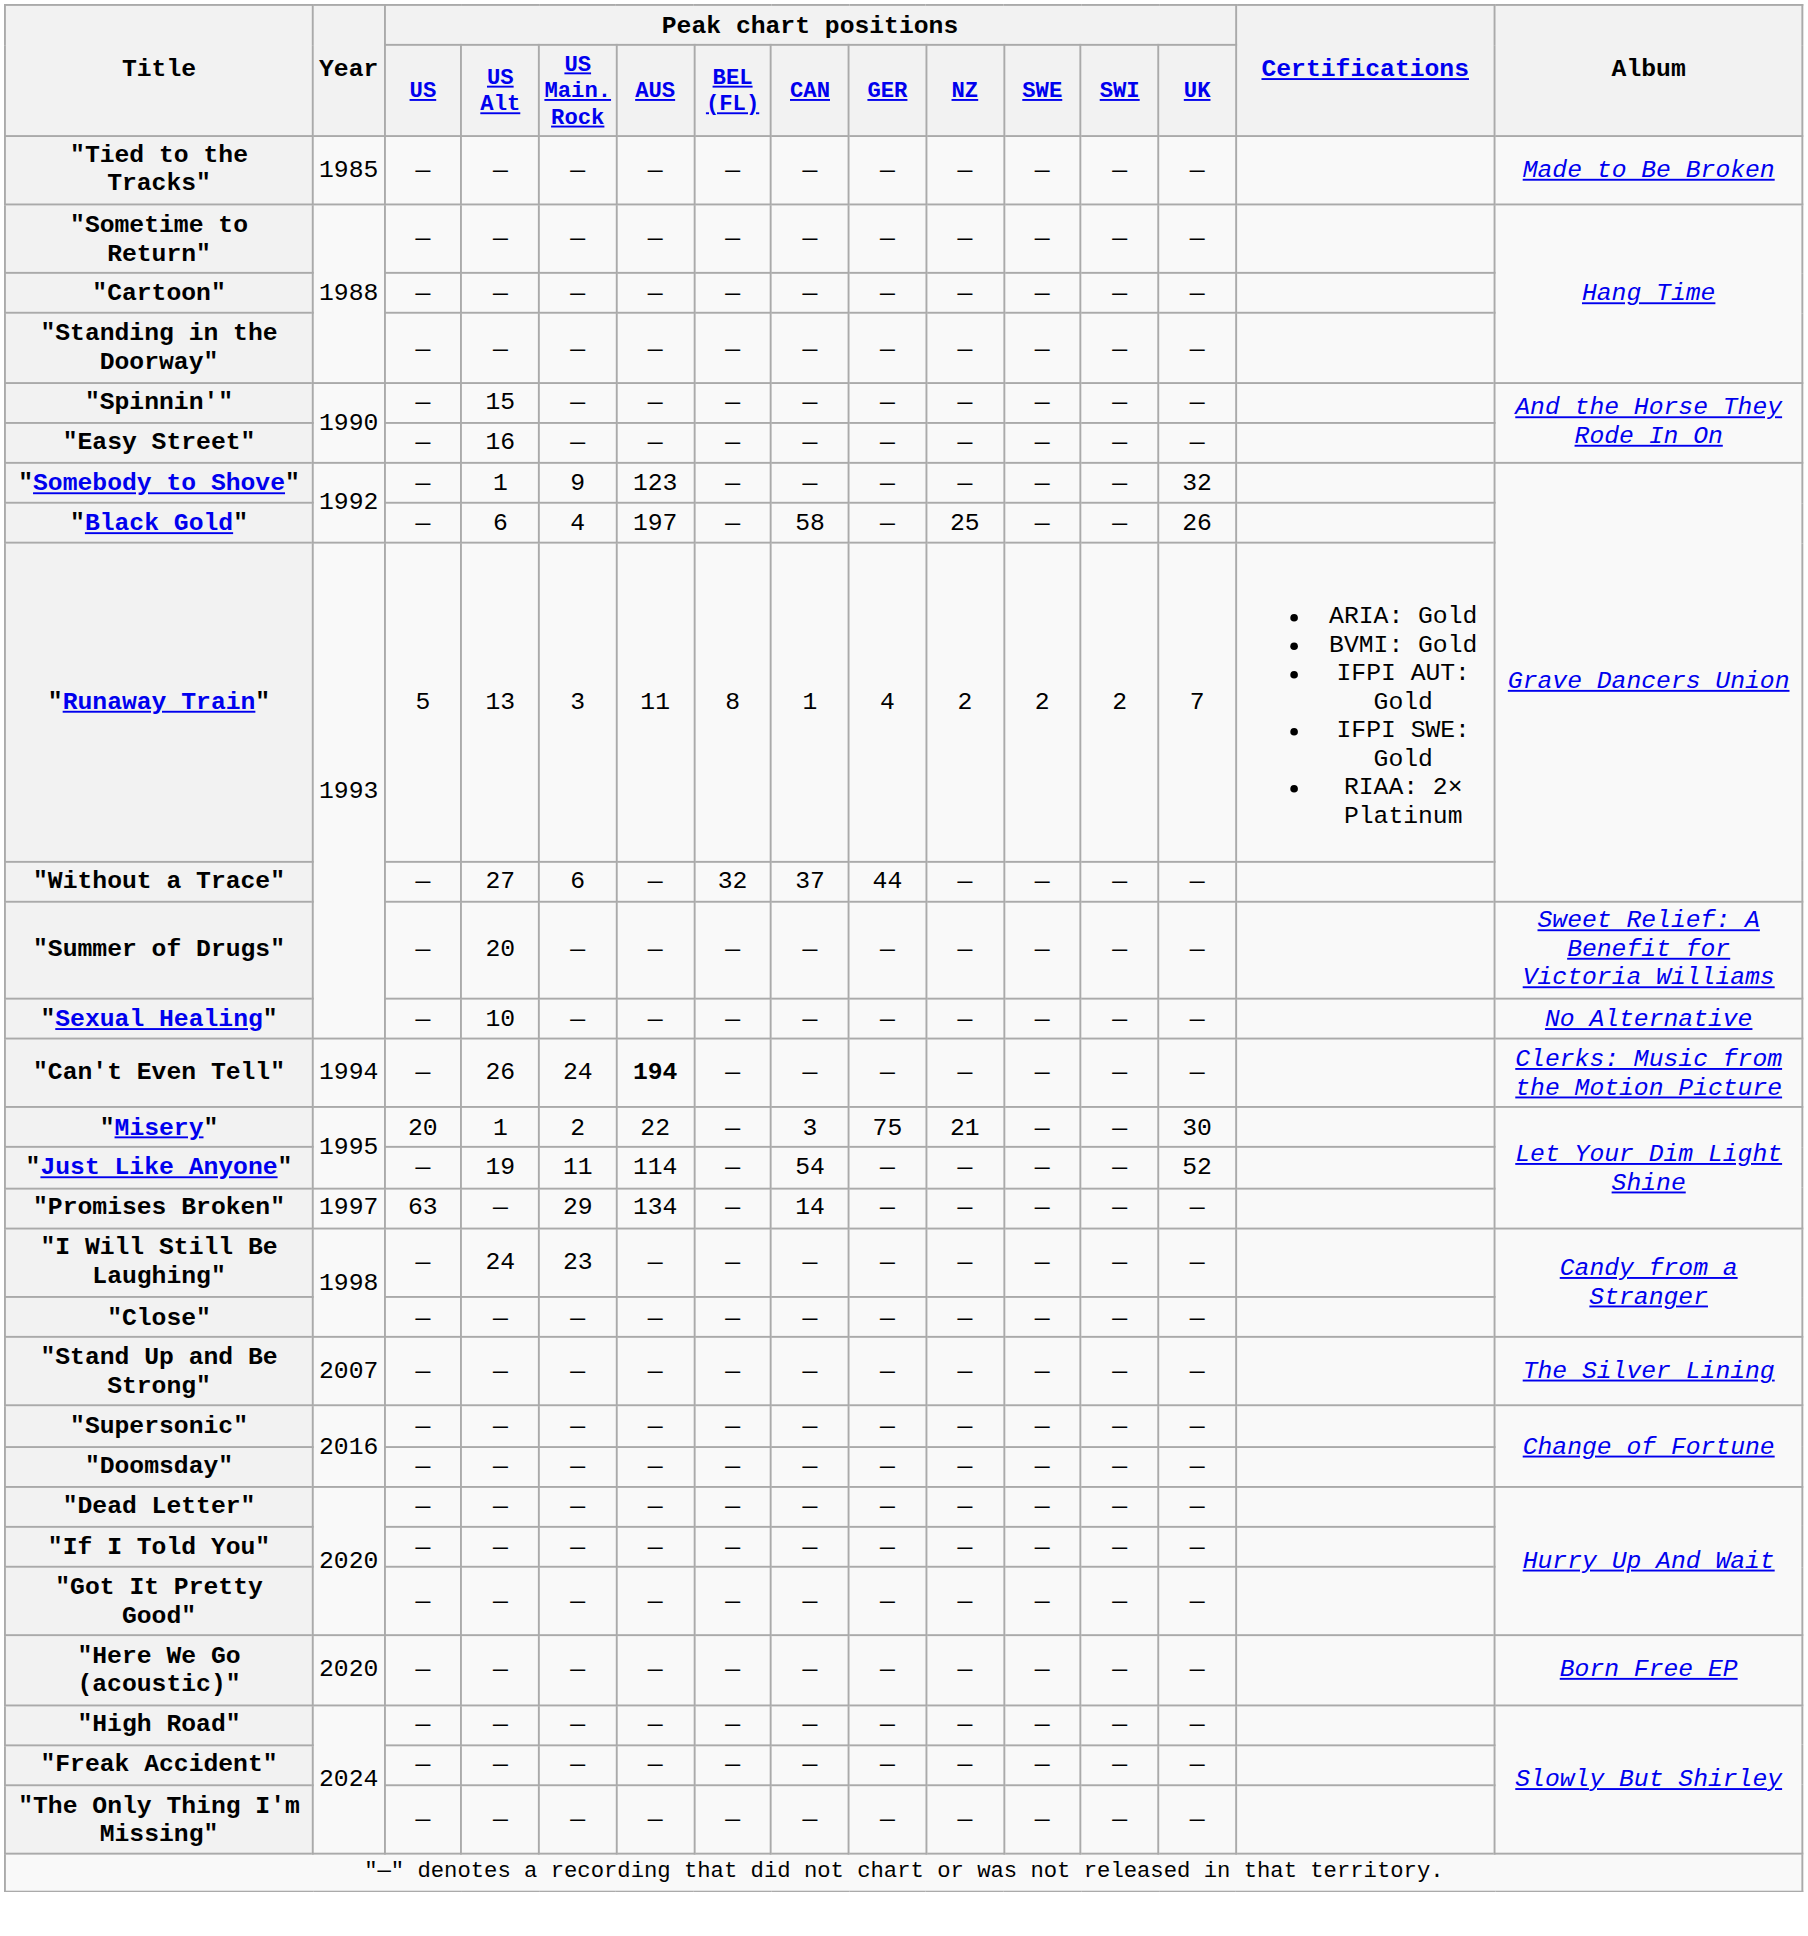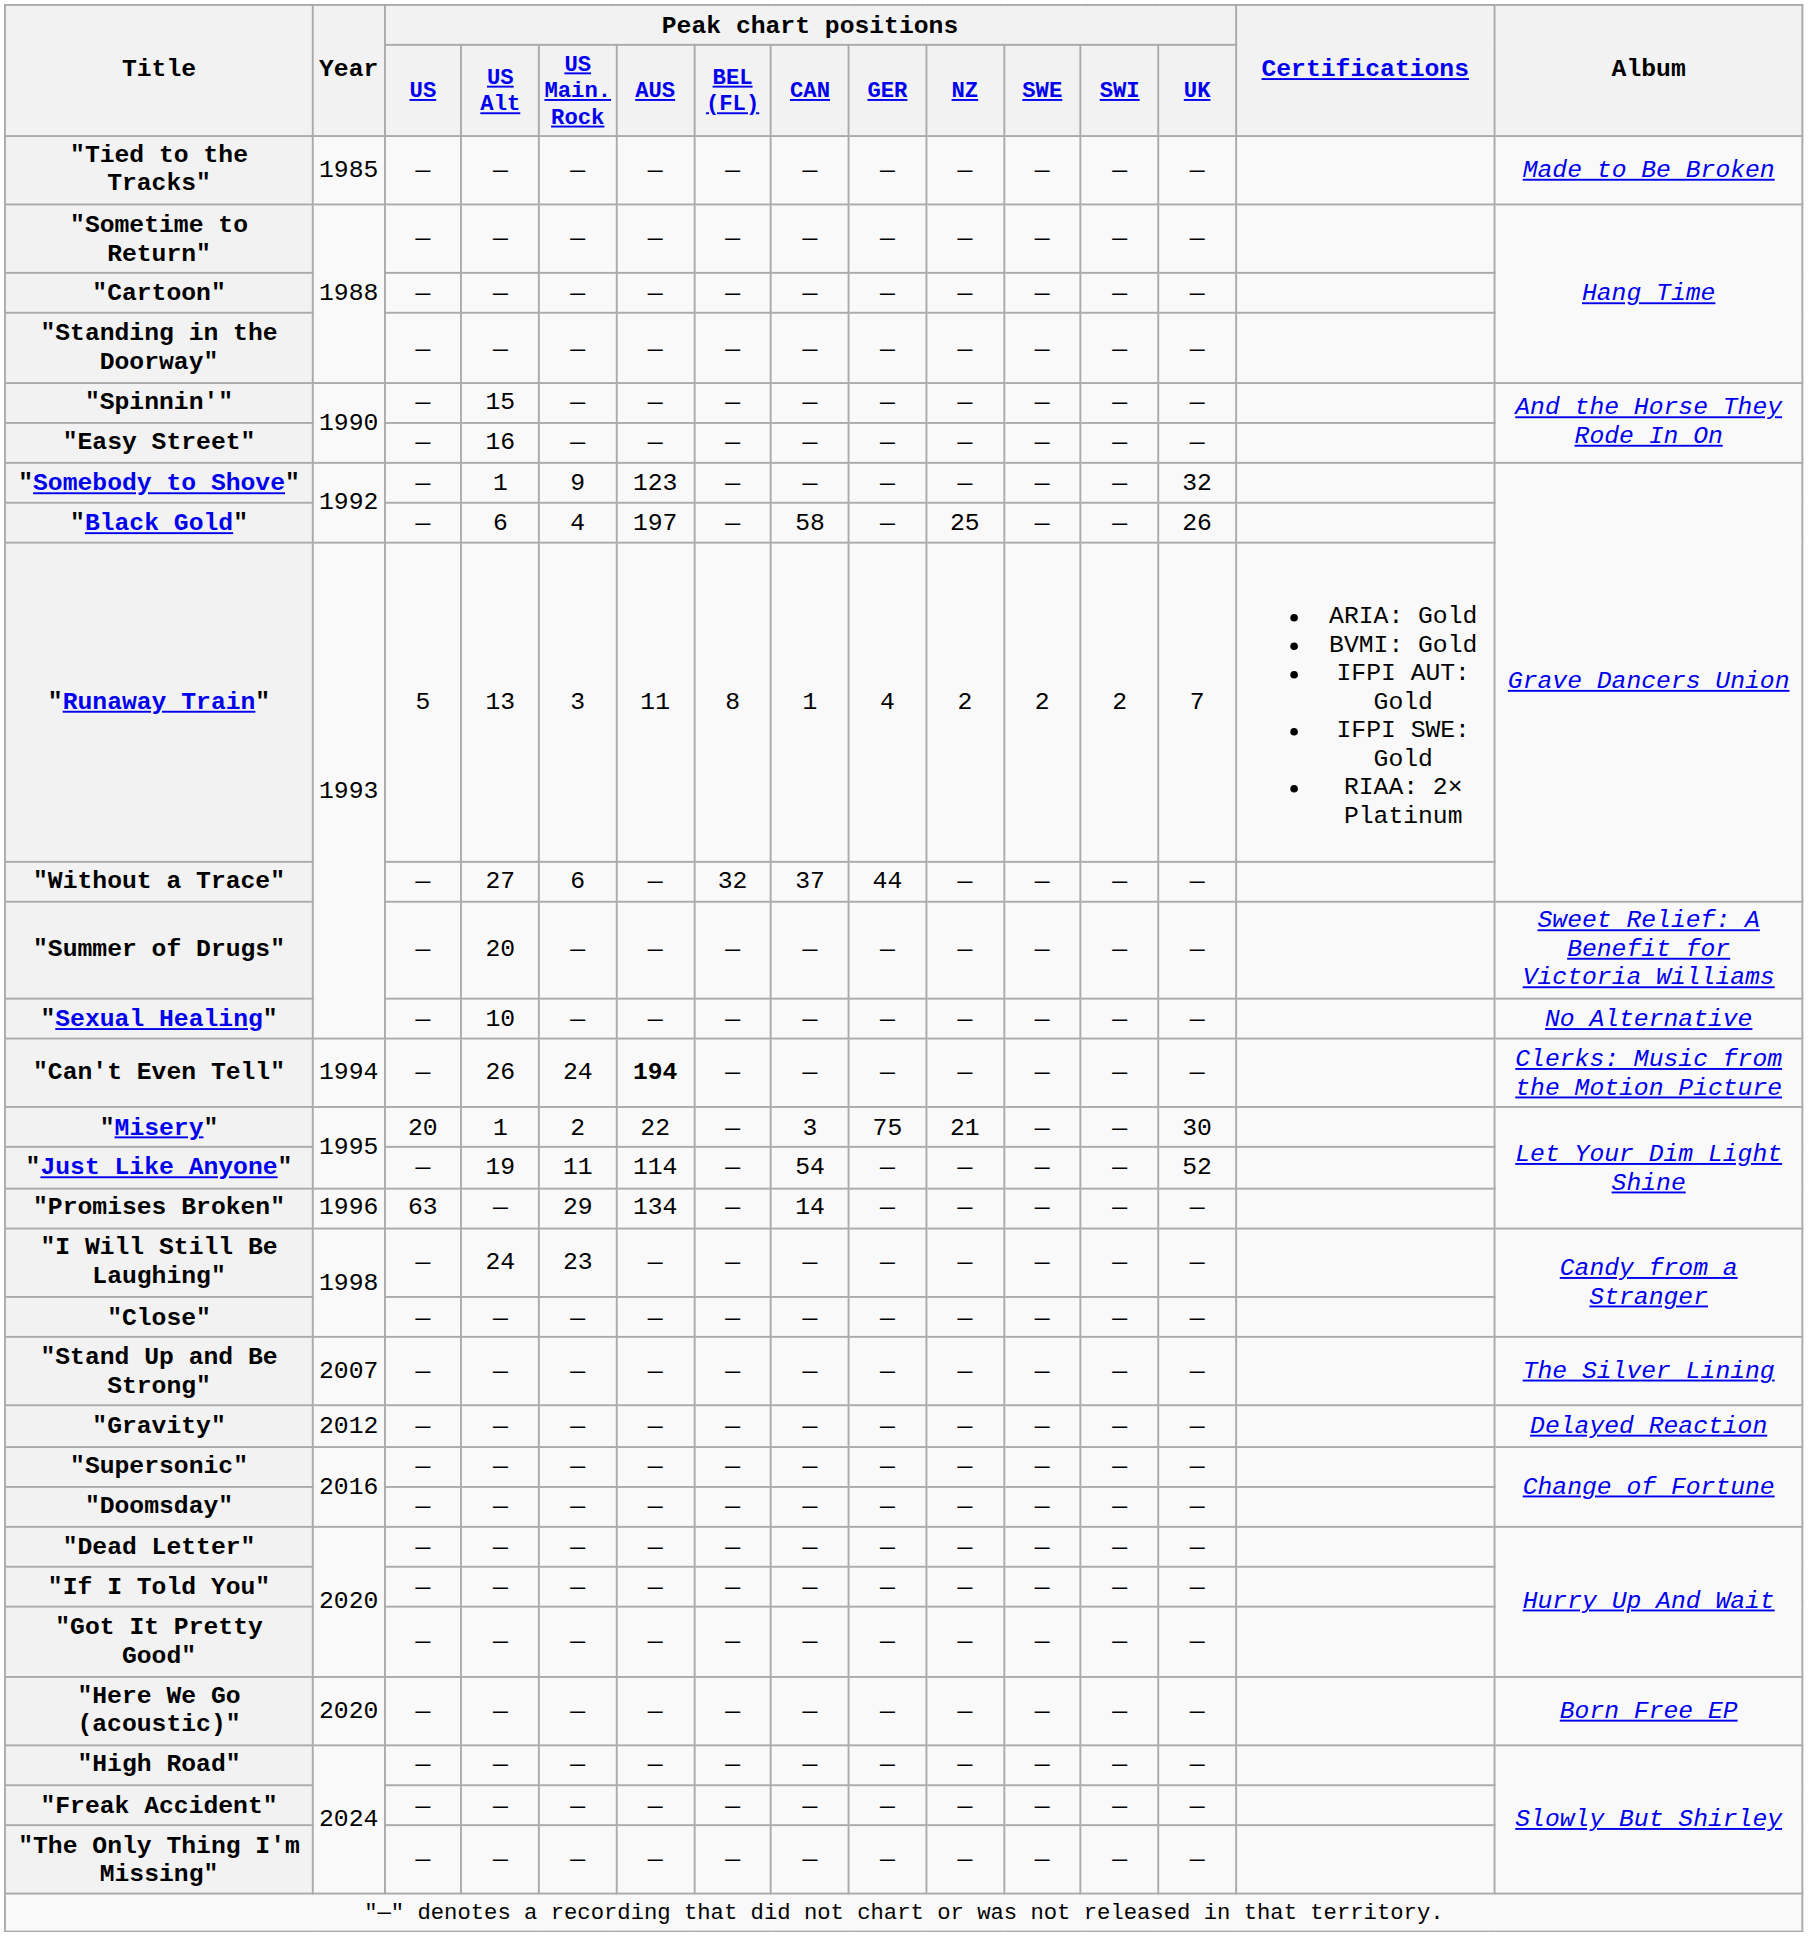(349, 1208) 1997 -> (349, 1208) 1996
+ row: (159, 1426)
